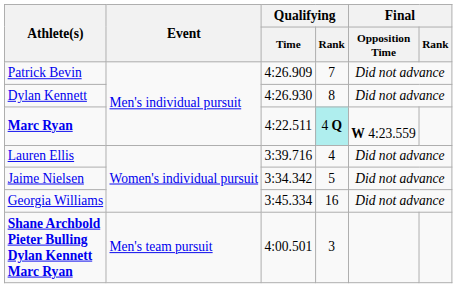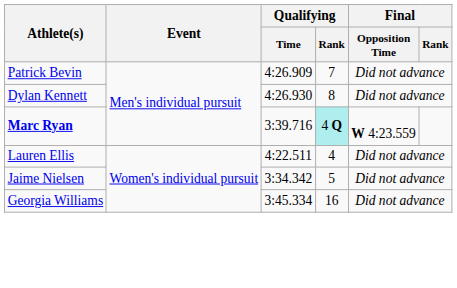(288, 126) 4:22.511 -> (288, 126) 3:39.716
(288, 156) 3:39.716 -> (288, 156) 4:22.511
- row: (54, 247)
